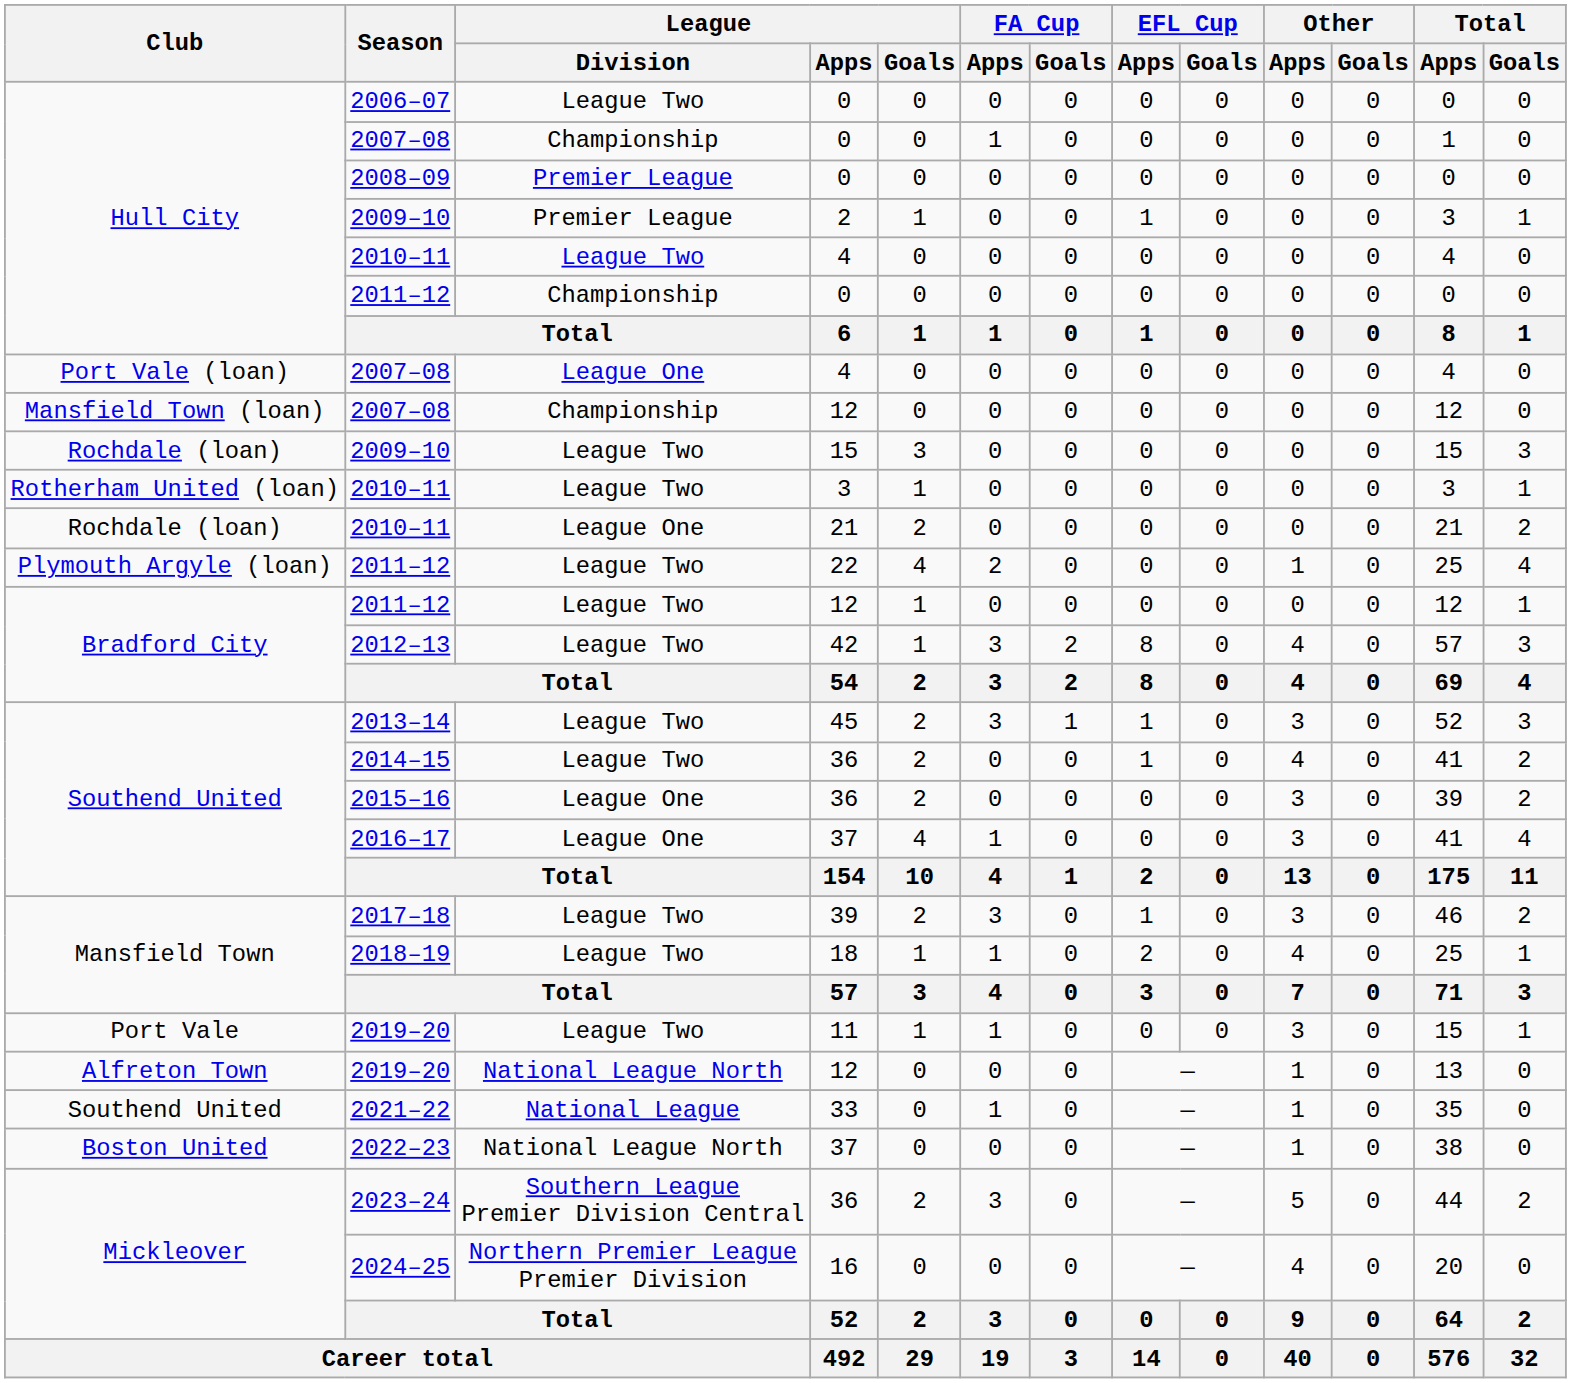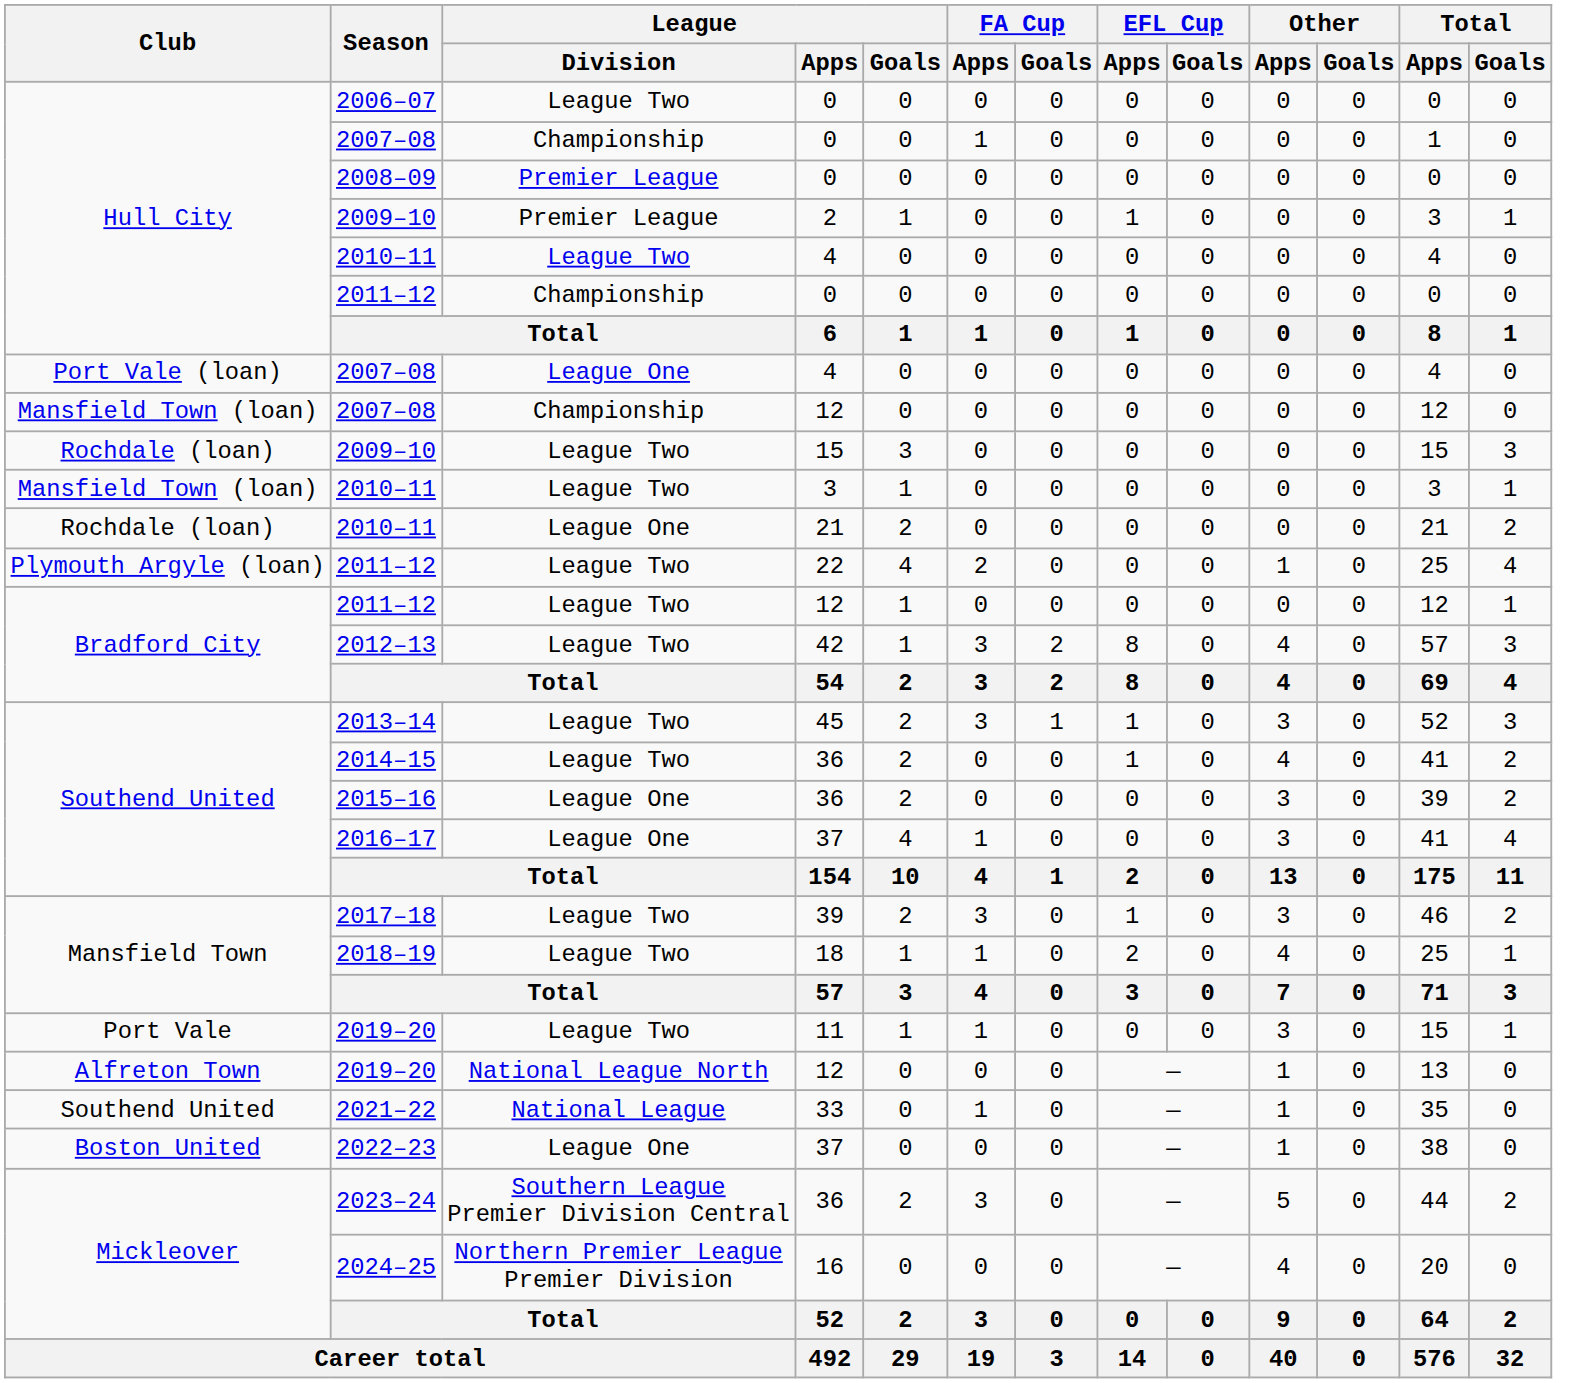(175, 490) Rotherham United (loan) -> (168, 490) Mansfield Town (loan)
(633, 1149) National League North -> (619, 1149) League One
